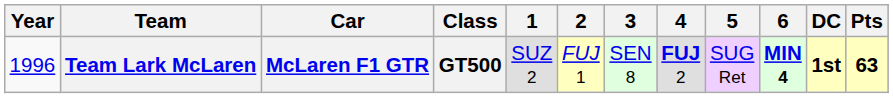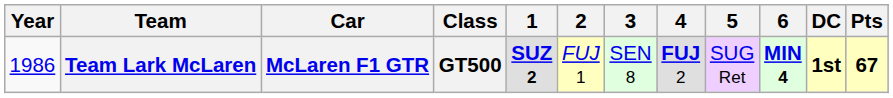(32, 64) 1996 -> (32, 64) 1986
(532, 63) normal -> (532, 64) bold
(867, 64) 63 -> (867, 64) 67
